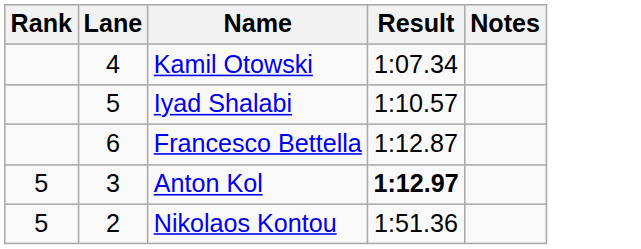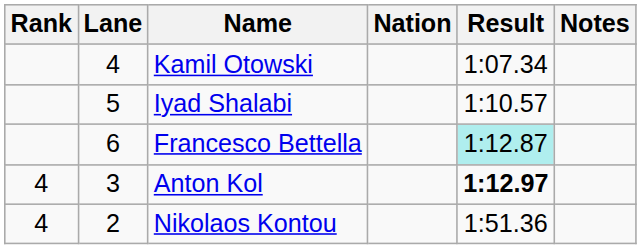+ column: (412, 24)
(416, 143) no background -> (506, 143) paleturquoise background
(41, 183) 5 -> (41, 183) 4
(41, 223) 5 -> (41, 223) 4
